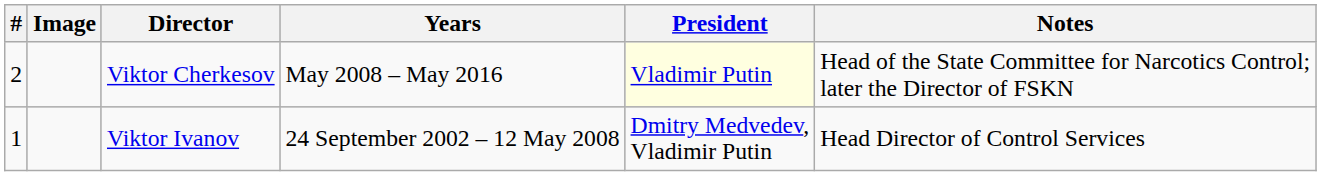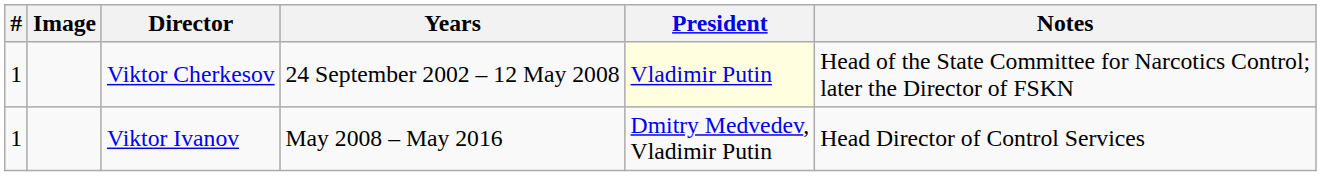(16, 74) 2 -> (16, 74) 1
(394, 74) May 2008 – May 2016 -> (453, 74) 24 September 2002 – 12 May 2008
(453, 138) 24 September 2002 – 12 May 2008 -> (394, 138) May 2008 – May 2016
